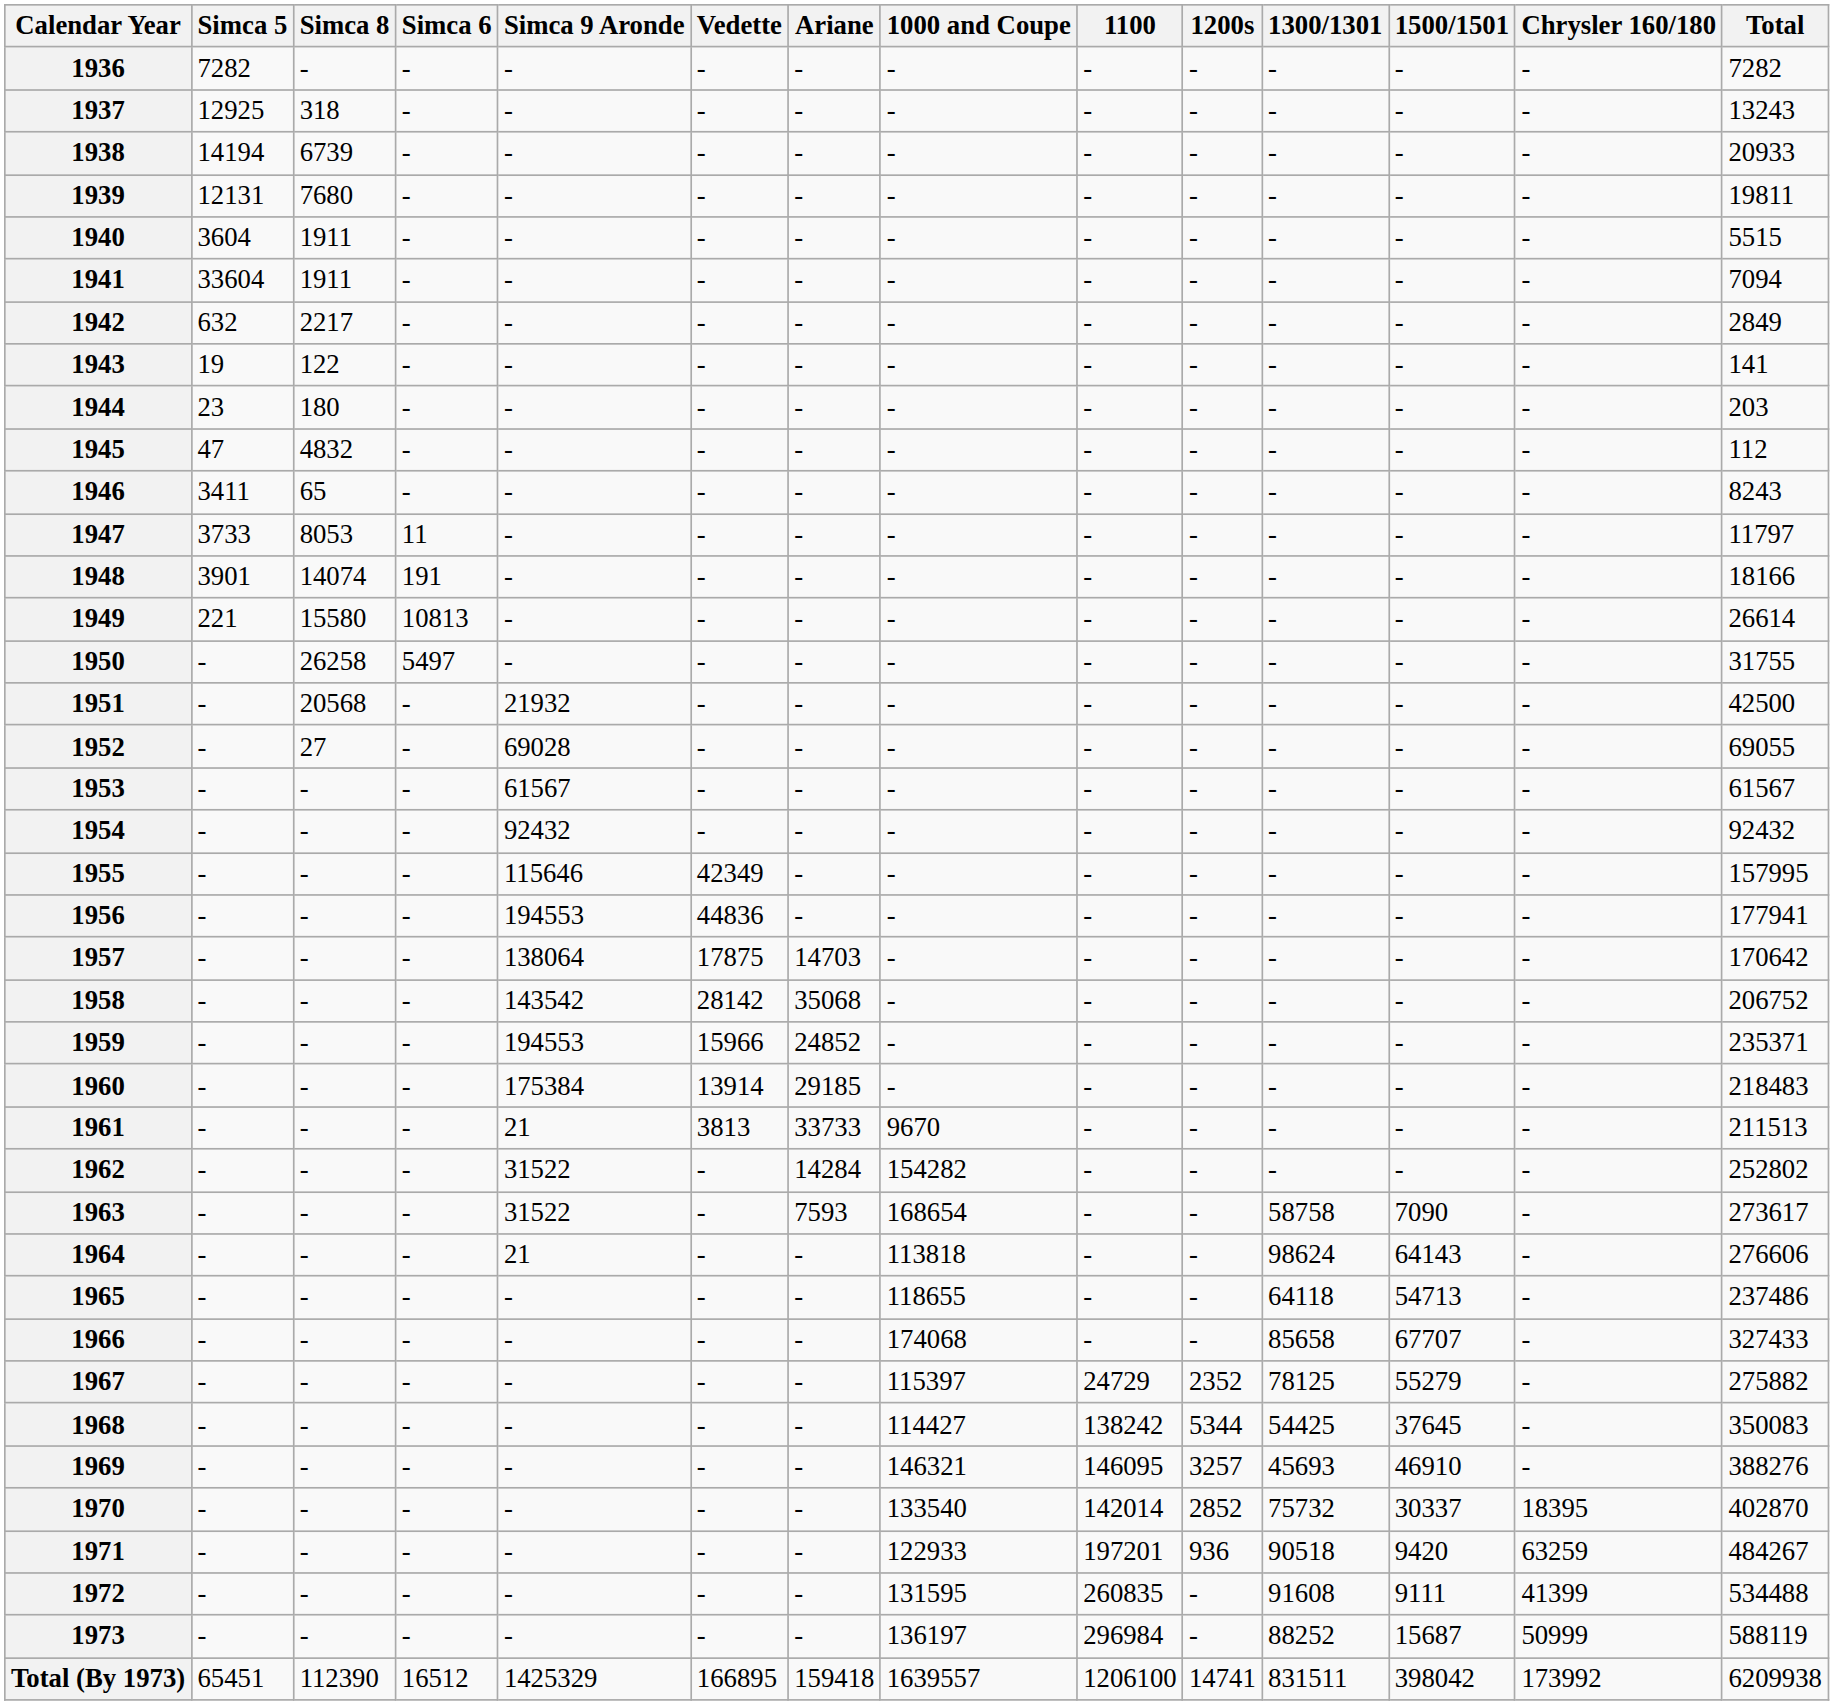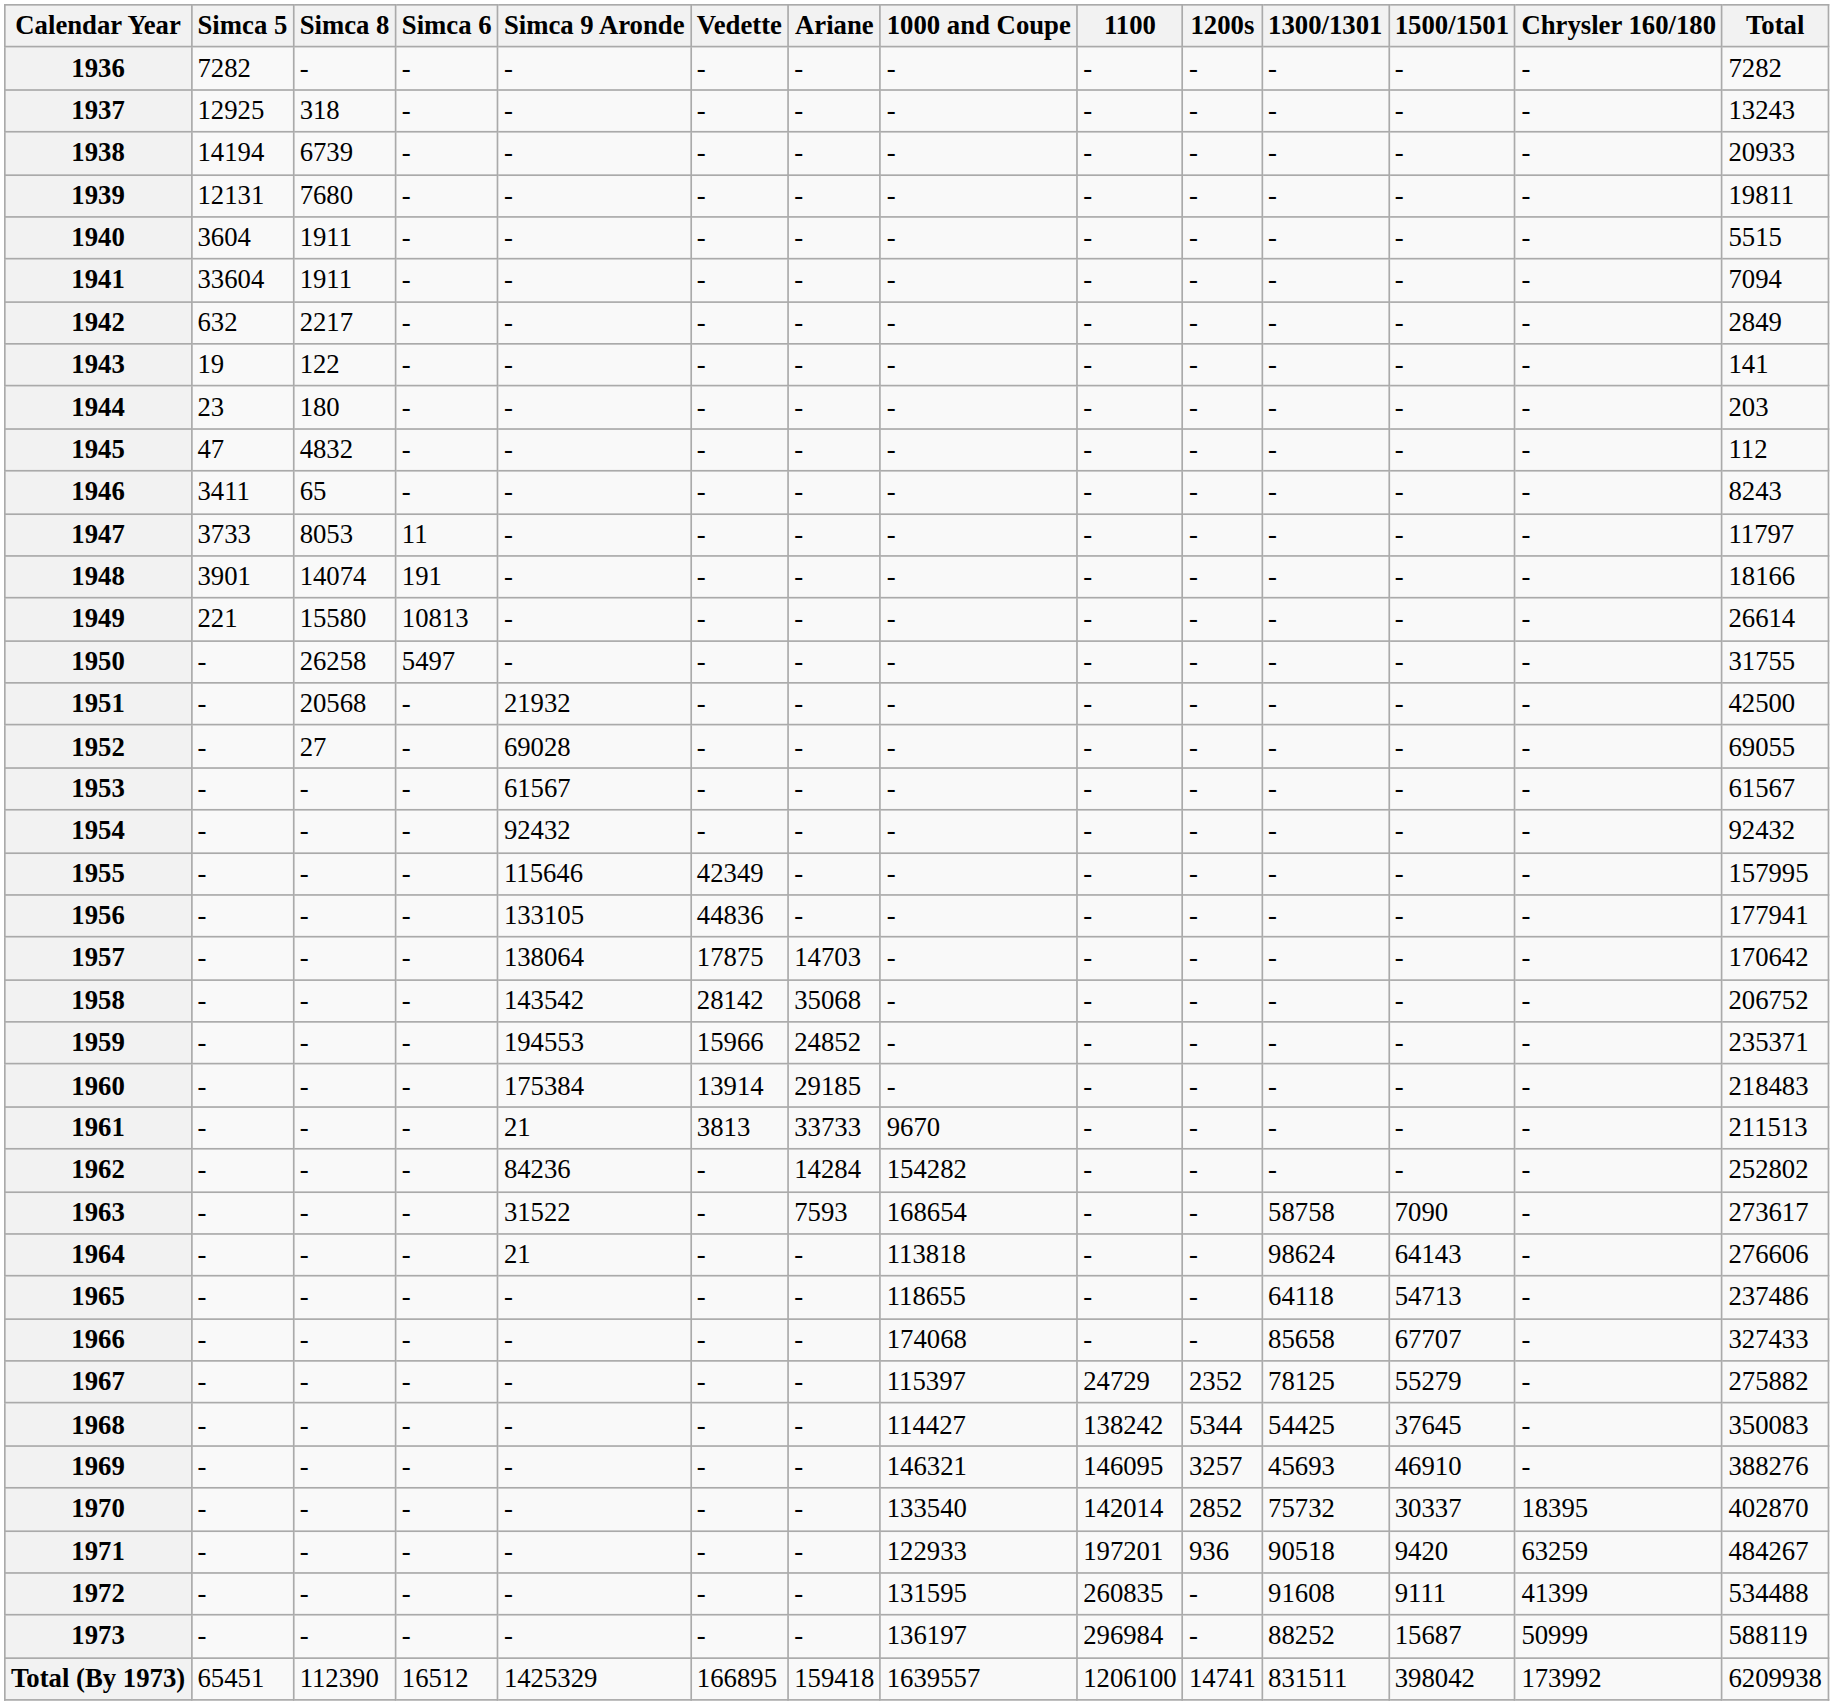(544, 915) 194553 -> (544, 915) 133105
(537, 1169) 31522 -> (537, 1169) 84236
